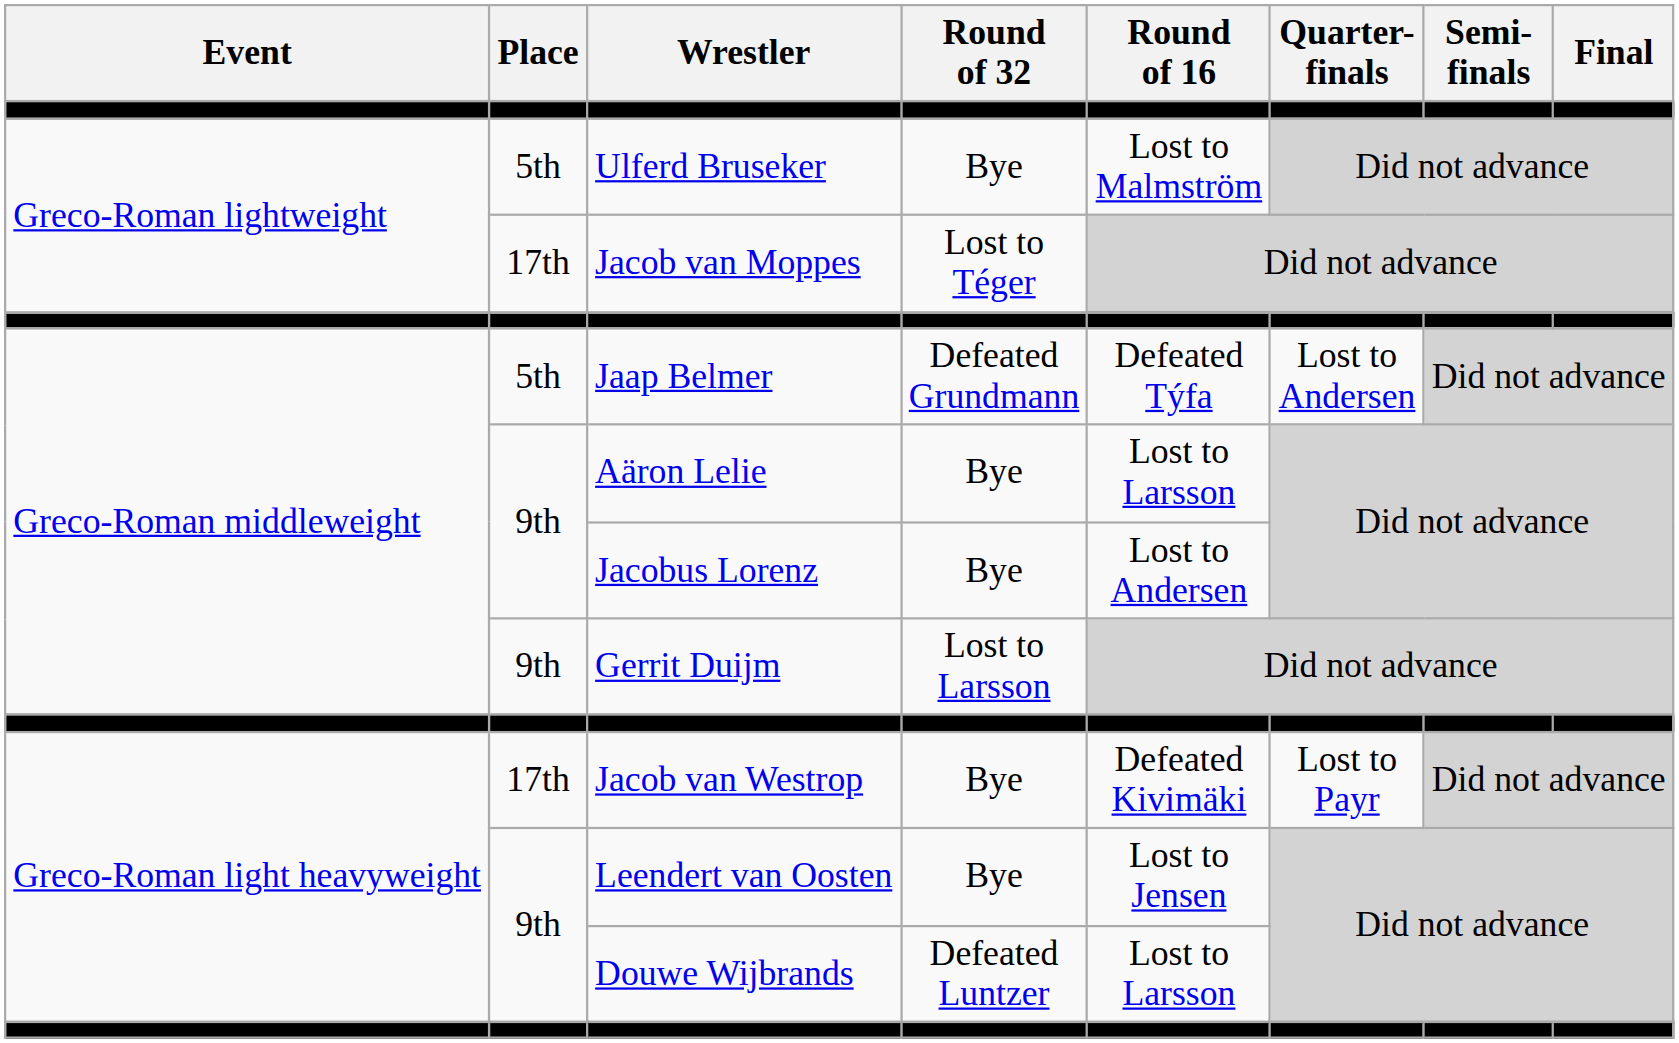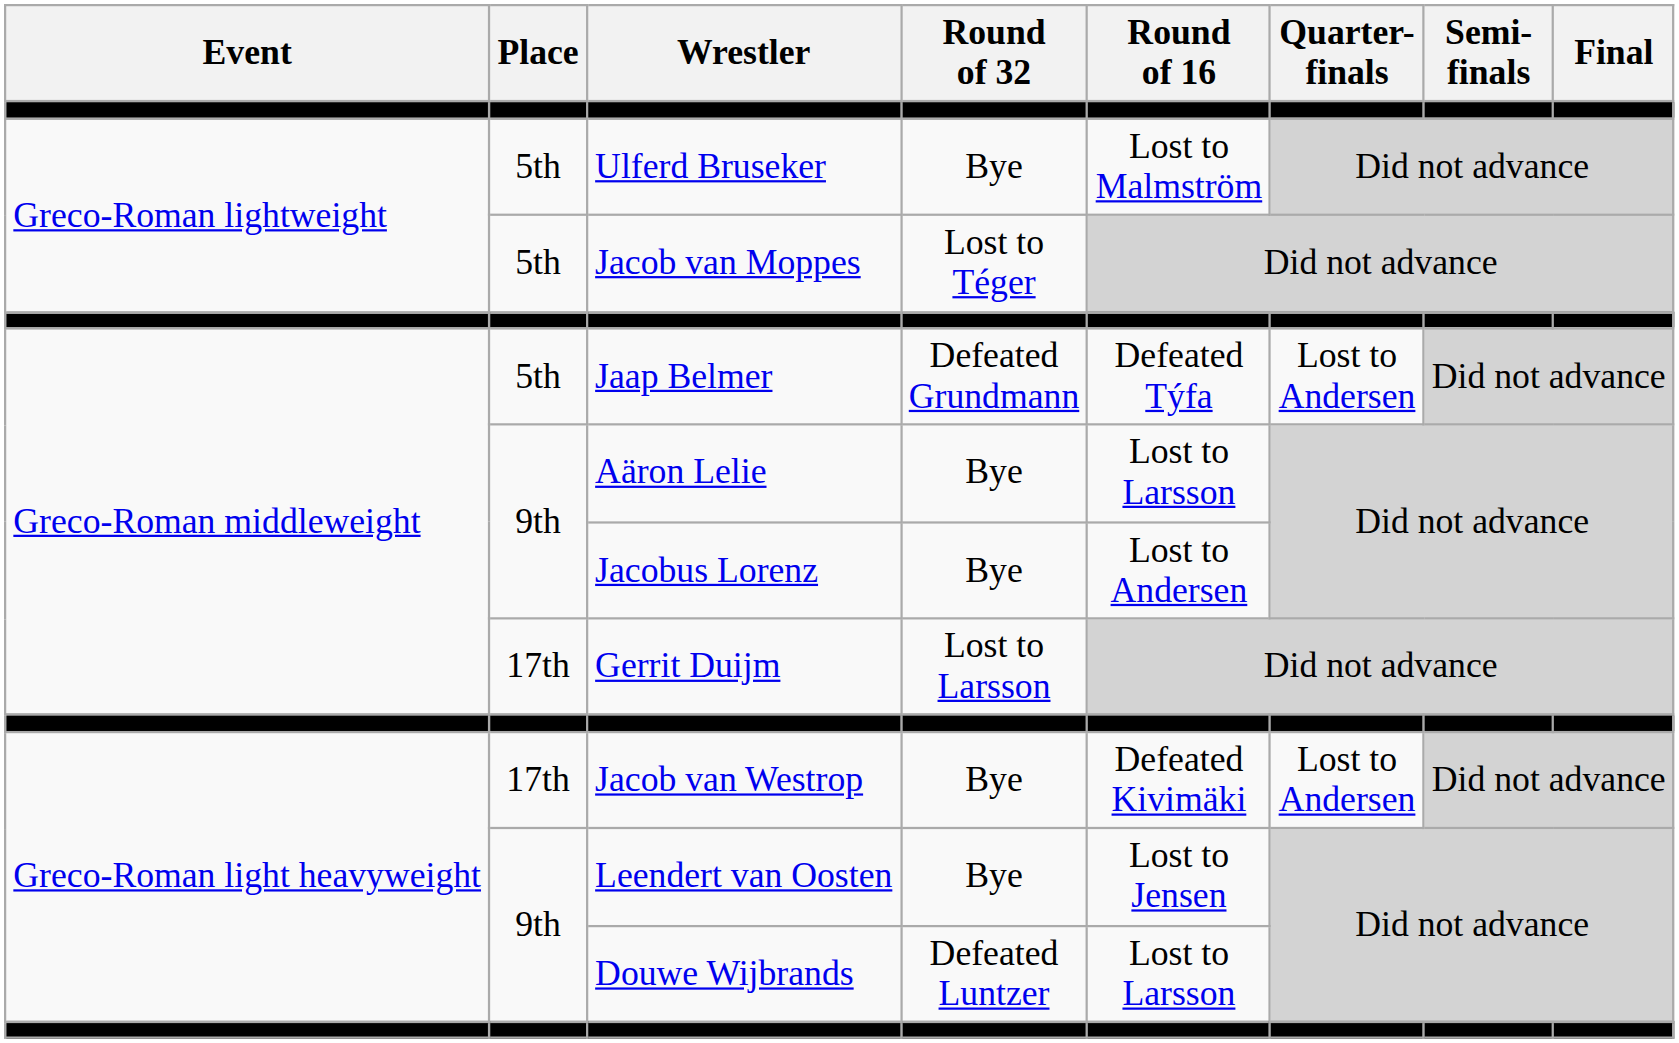(538, 262) 17th -> (538, 262) 5th
(538, 666) 9th -> (538, 666) 17th
(1347, 779) Lost to Payr -> (1347, 779) Lost to Andersen
